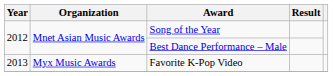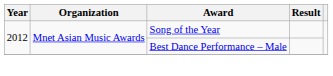- row: (196, 63)
